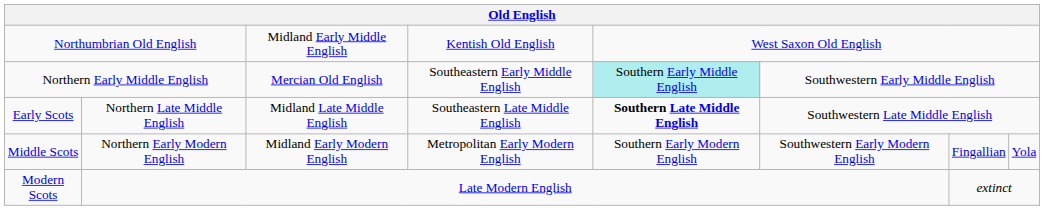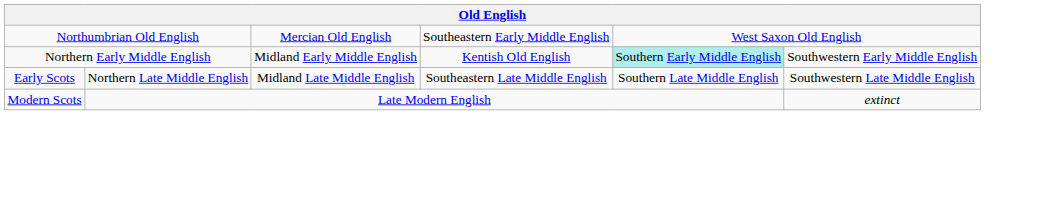(327, 43) Midland Early Middle English -> (336, 36) Mercian Old English
(500, 43) Kentish Old English -> (516, 36) Southeastern Early Middle English
(327, 79) Mercian Old English -> (336, 57) Midland Early Middle English
(500, 79) Southeastern Early Middle English -> (516, 57) Kentish Old English
(677, 115) bold -> (698, 78) normal
- row: (43, 151)
